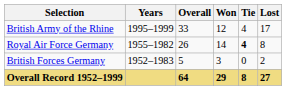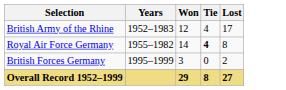- column: (195, 12)
(150, 28) 1995–1999 -> (150, 28) 1952–1983
(150, 61) 1952–1983 -> (150, 61) 1995–1999
